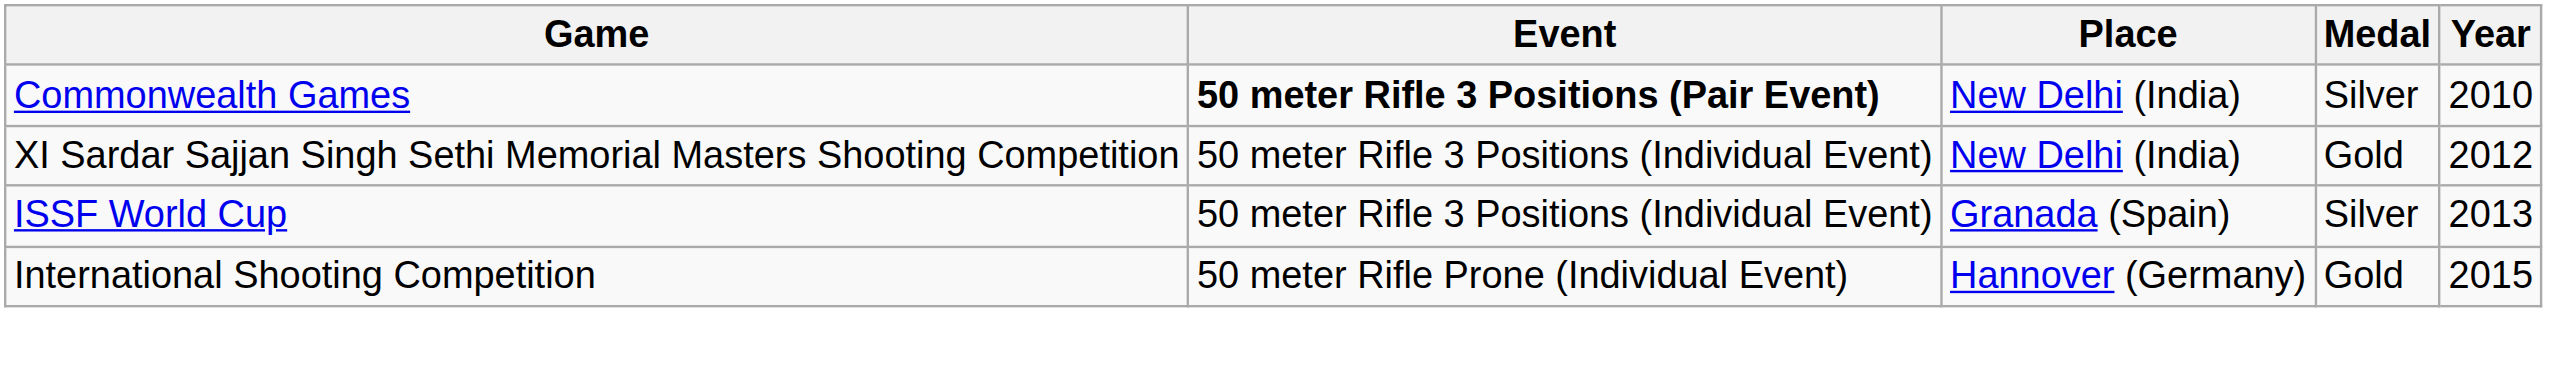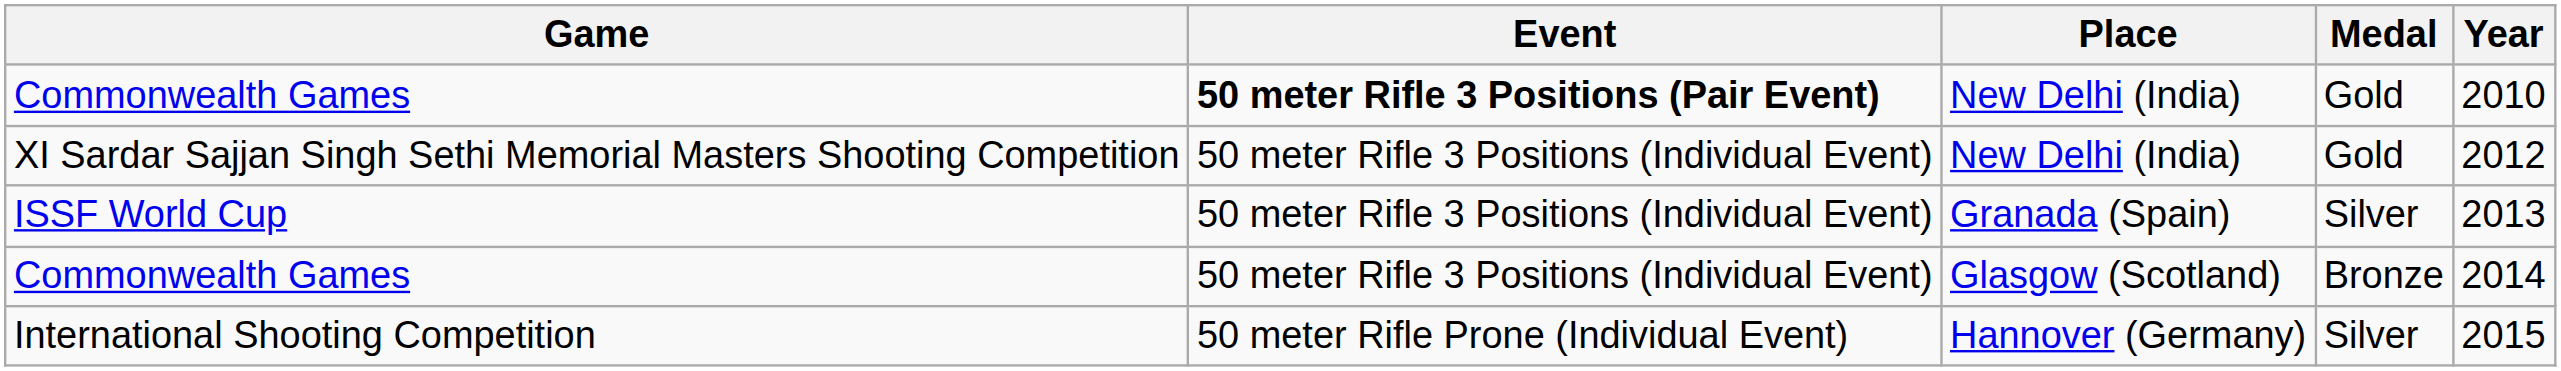(2371, 94) Silver -> (2364, 94) Gold
+ row: (212, 275)
(2364, 275) Gold -> (2371, 335) Silver
